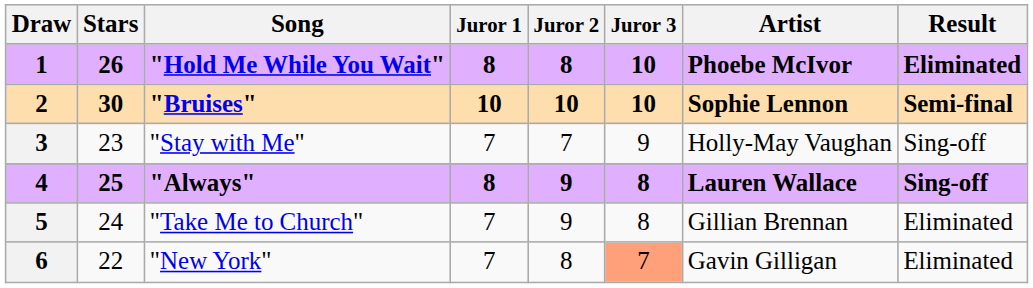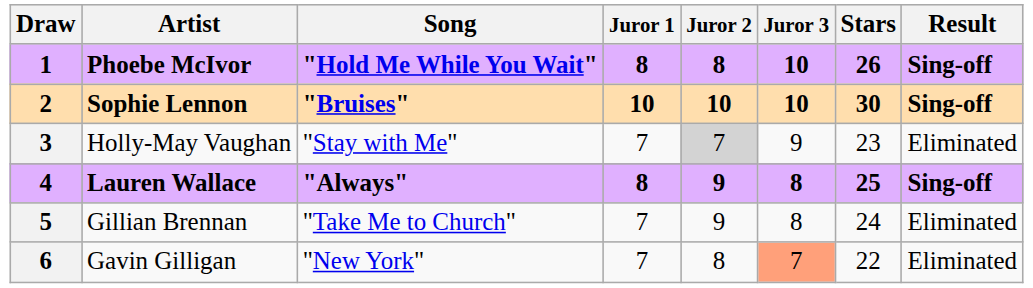columns swapped: (790, 24) <-> (111, 24)
(962, 63) Eliminated -> (950, 63) Sing-off
(958, 103) Semi-final -> (950, 103) Sing-off
(566, 143) no background -> (719, 143) lightgrey background
(945, 143) Sing-off -> (962, 143) Eliminated
